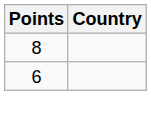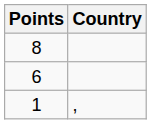+ row: (36, 105)
